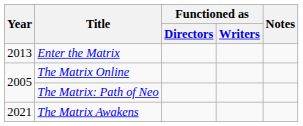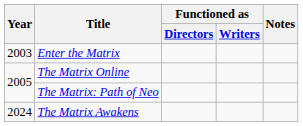(20, 53) 2013 -> (20, 53) 2003
(20, 111) 2021 -> (20, 111) 2024
